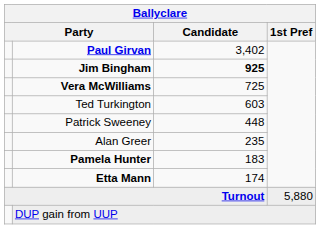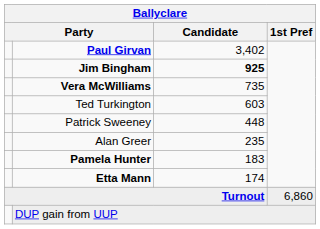(255, 86) 725 -> (255, 86) 735
(298, 196) 5,880 -> (298, 196) 6,860
